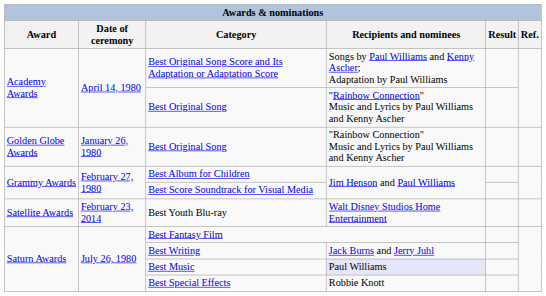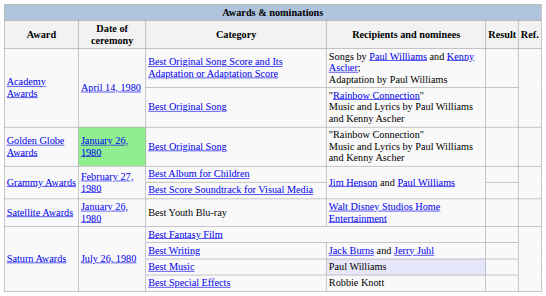(104, 146) no background -> (104, 146) lightgreen background
(107, 212) February 23, 2014 -> (104, 212) January 26, 1980
